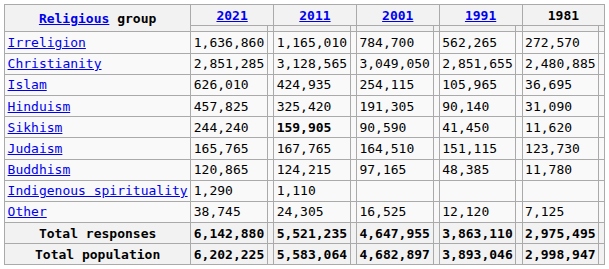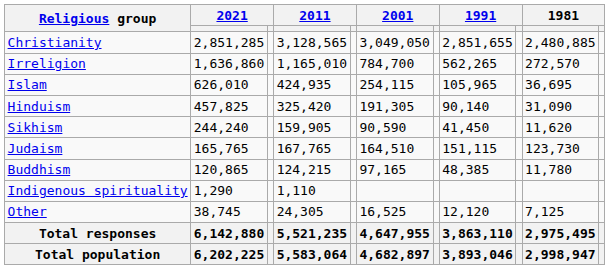rows swapped: (55, 64) <-> (47, 42)
(304, 127) bold -> (304, 127) normal
